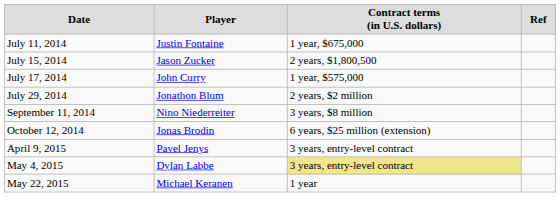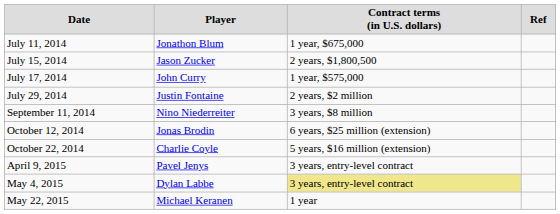(190, 43) Justin Fontaine -> (190, 43) Jonathon Blum
(190, 95) Jonathon Blum -> (190, 95) Justin Fontaine
+ row: (45, 148)
